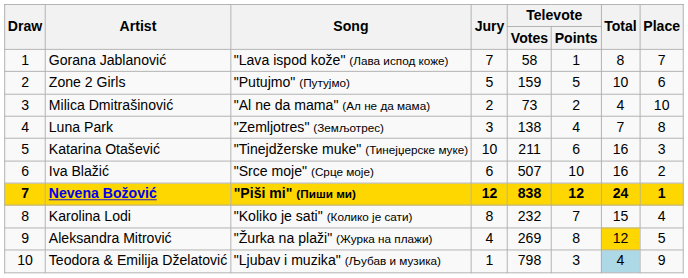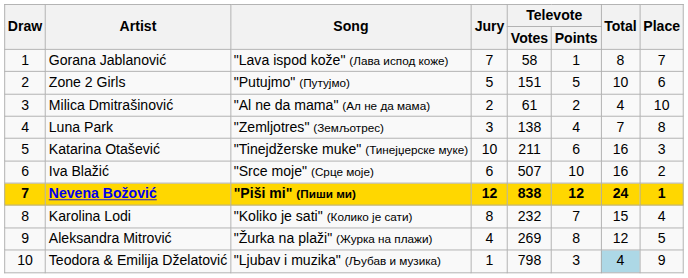(530, 82) 159 -> (530, 82) 151
(530, 104) 73 -> (530, 104) 61
(620, 238) gold background -> (620, 238) no background
